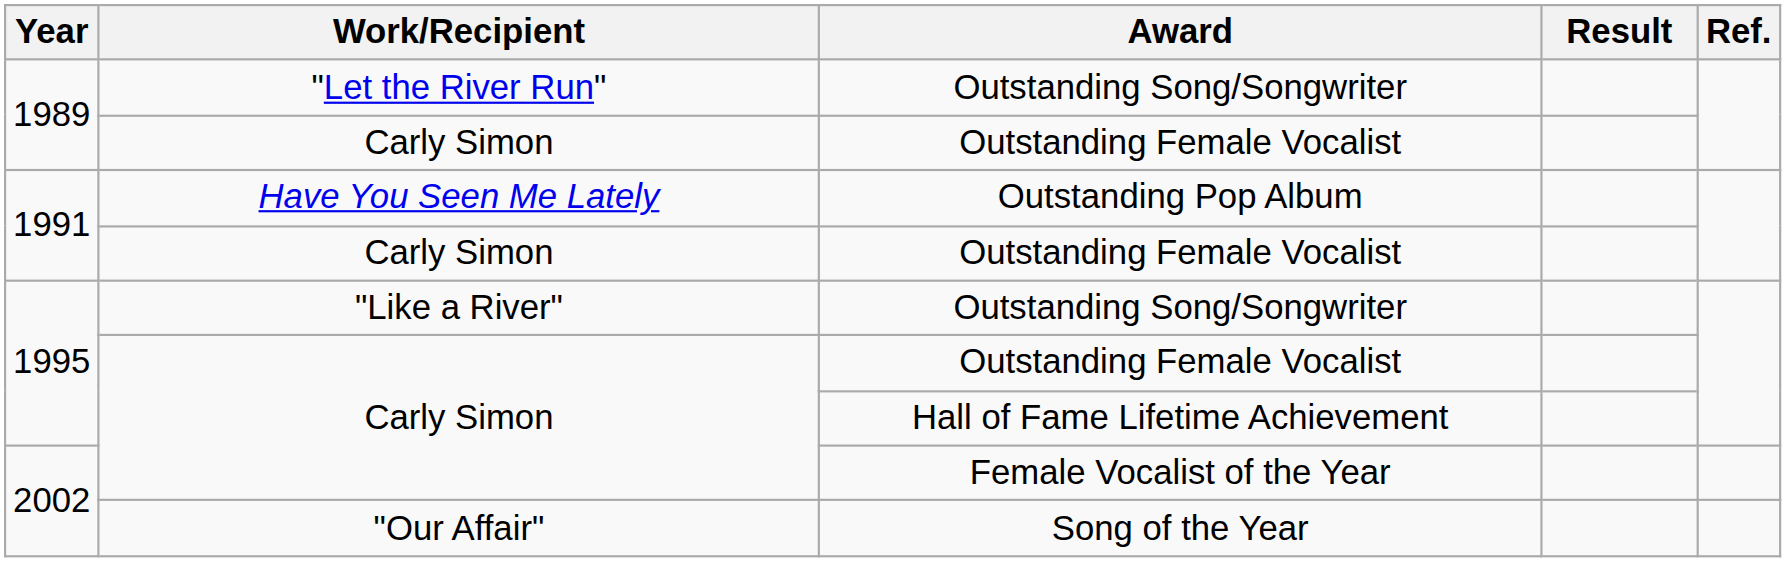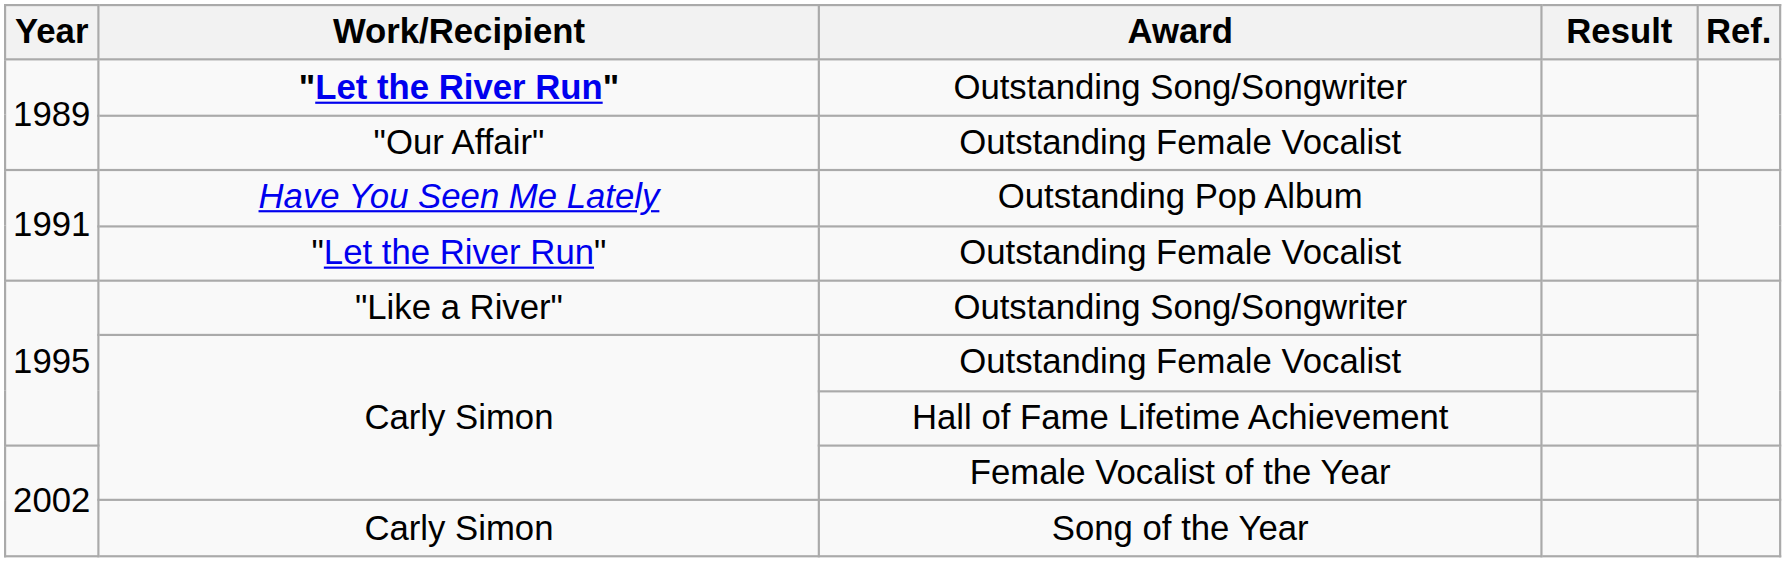(459, 87) normal -> (459, 87) bold
(459, 142) Carly Simon -> (459, 142) "Our Affair"
(459, 252) Carly Simon -> (459, 252) "Let the River Run"
(459, 527) "Our Affair" -> (459, 527) Carly Simon
